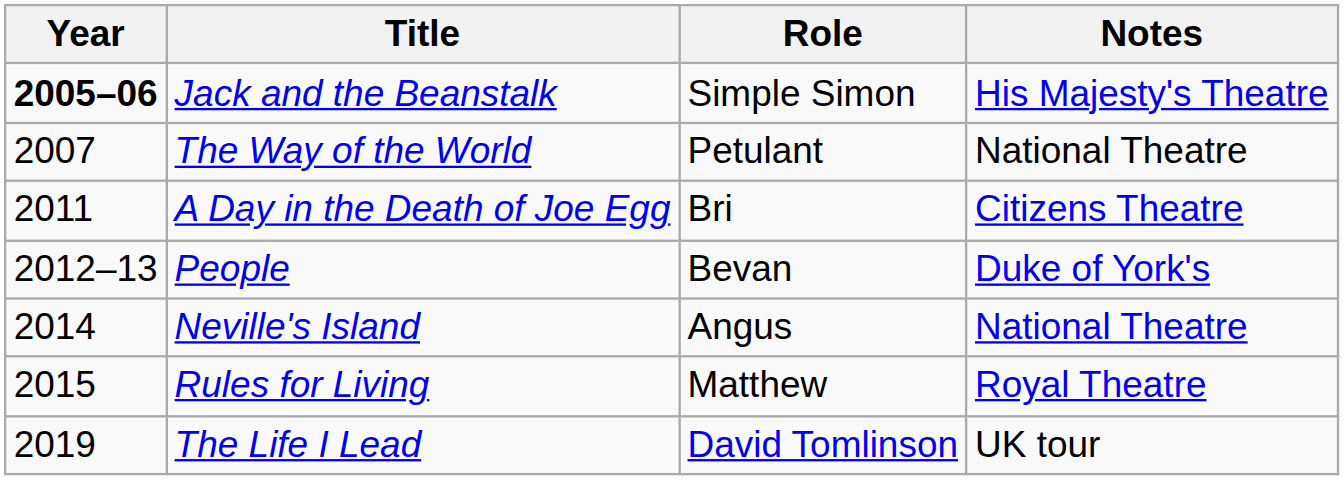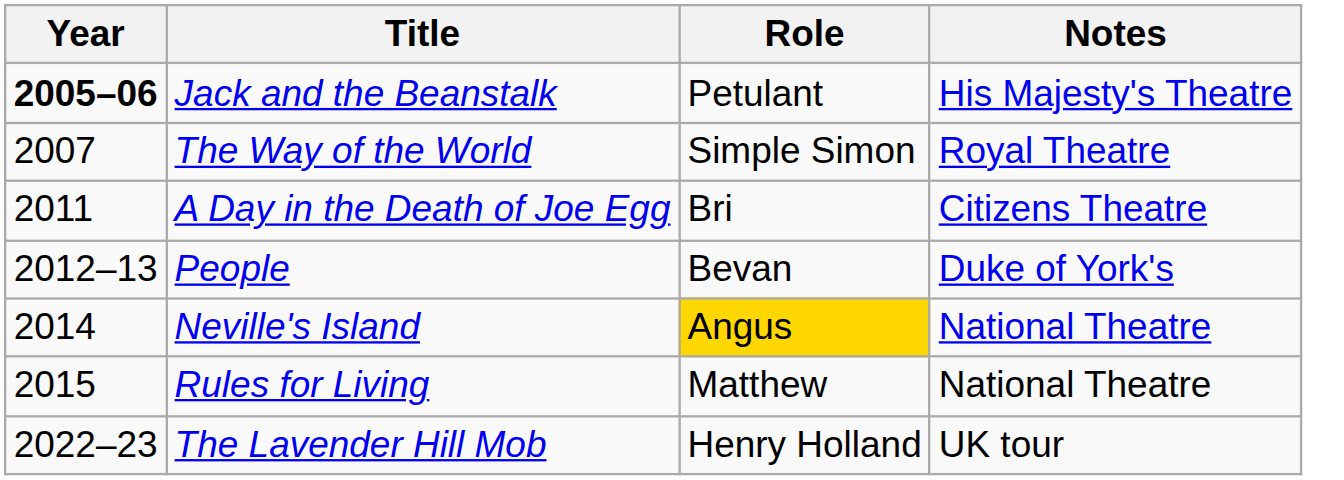(802, 92) Simple Simon -> (755, 92) Petulant
(755, 151) Petulant -> (802, 151) Simple Simon
(1111, 151) National Theatre -> (1054, 151) Royal Theatre
(740, 326) no background -> (740, 326) gold background
(1091, 385) Royal Theatre -> (1075, 385) National Theatre
- row: (298, 444)
+ row: (361, 444)
